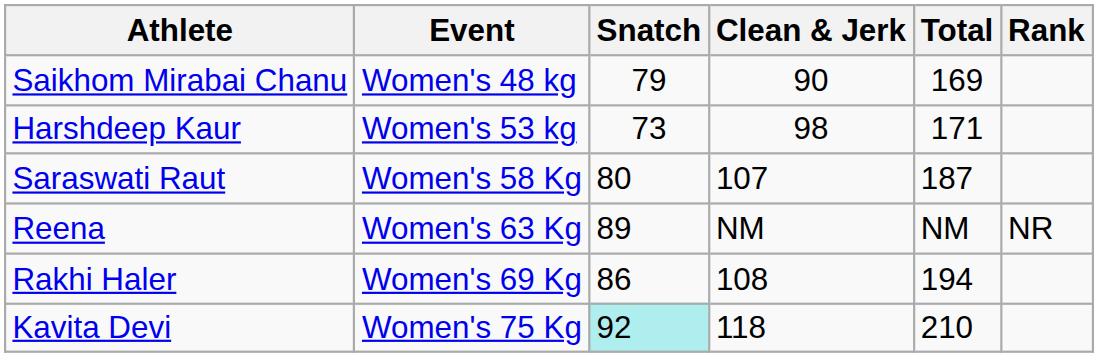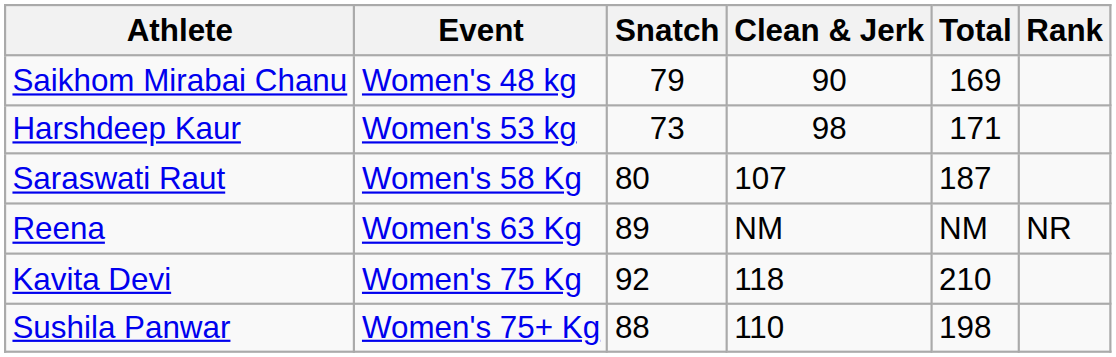- row: (94, 278)
(614, 328) paleturquoise background -> (632, 278) no background
+ row: (121, 328)
